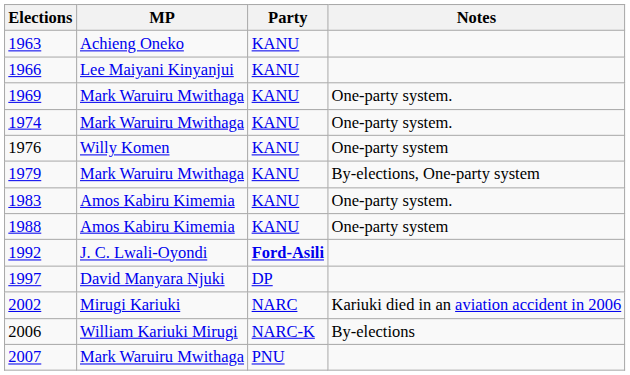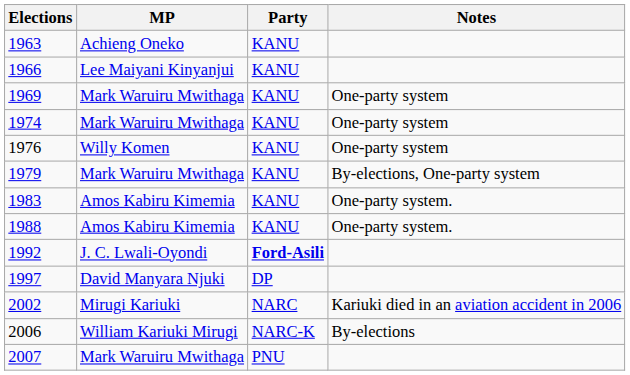(392, 95) One-party system. -> (390, 95) One-party system
(392, 122) One-party system. -> (390, 122) One-party system
(390, 226) One-party system -> (392, 226) One-party system.
